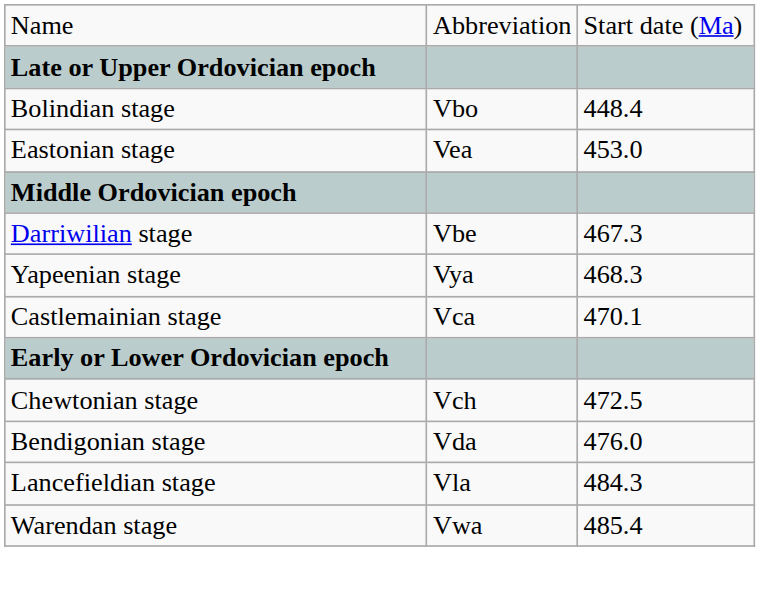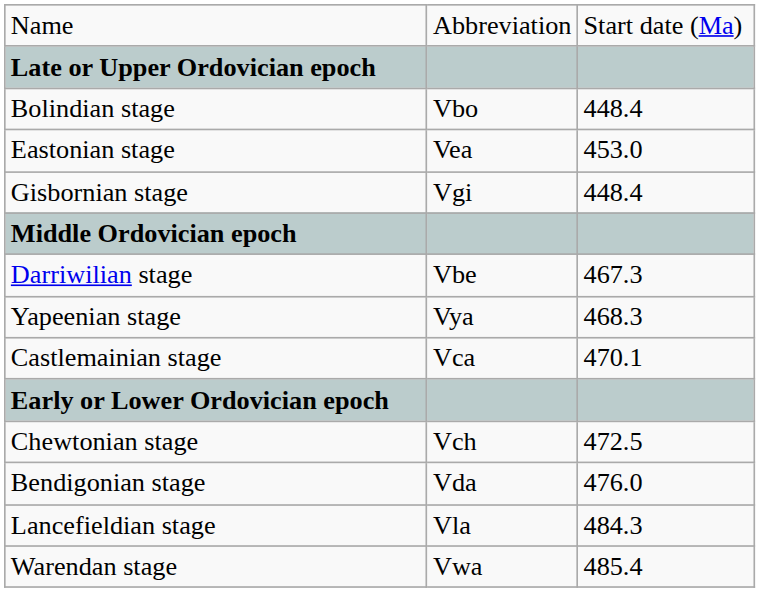+ row: (99, 191)
